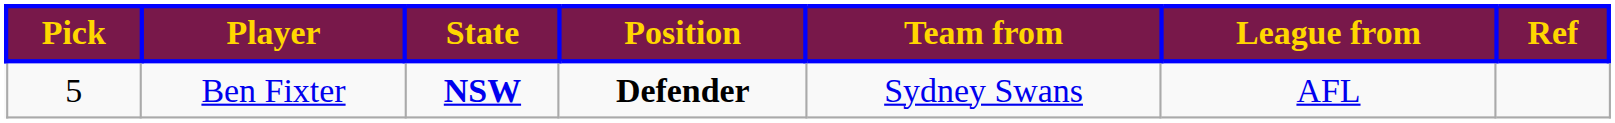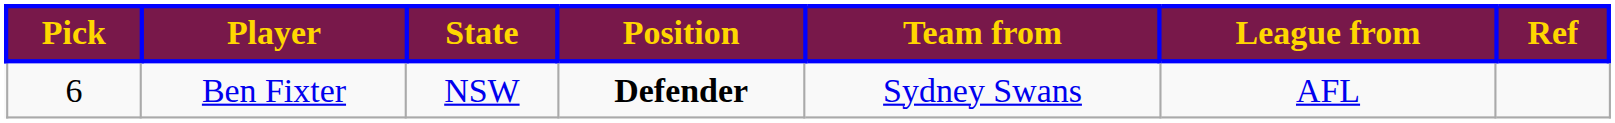(74, 89) 5 -> (74, 89) 6
(482, 89) bold -> (482, 89) normal
